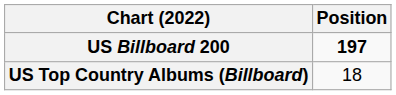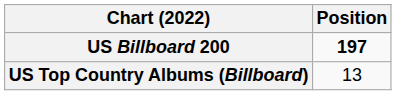(352, 75) 18 -> (352, 75) 13
